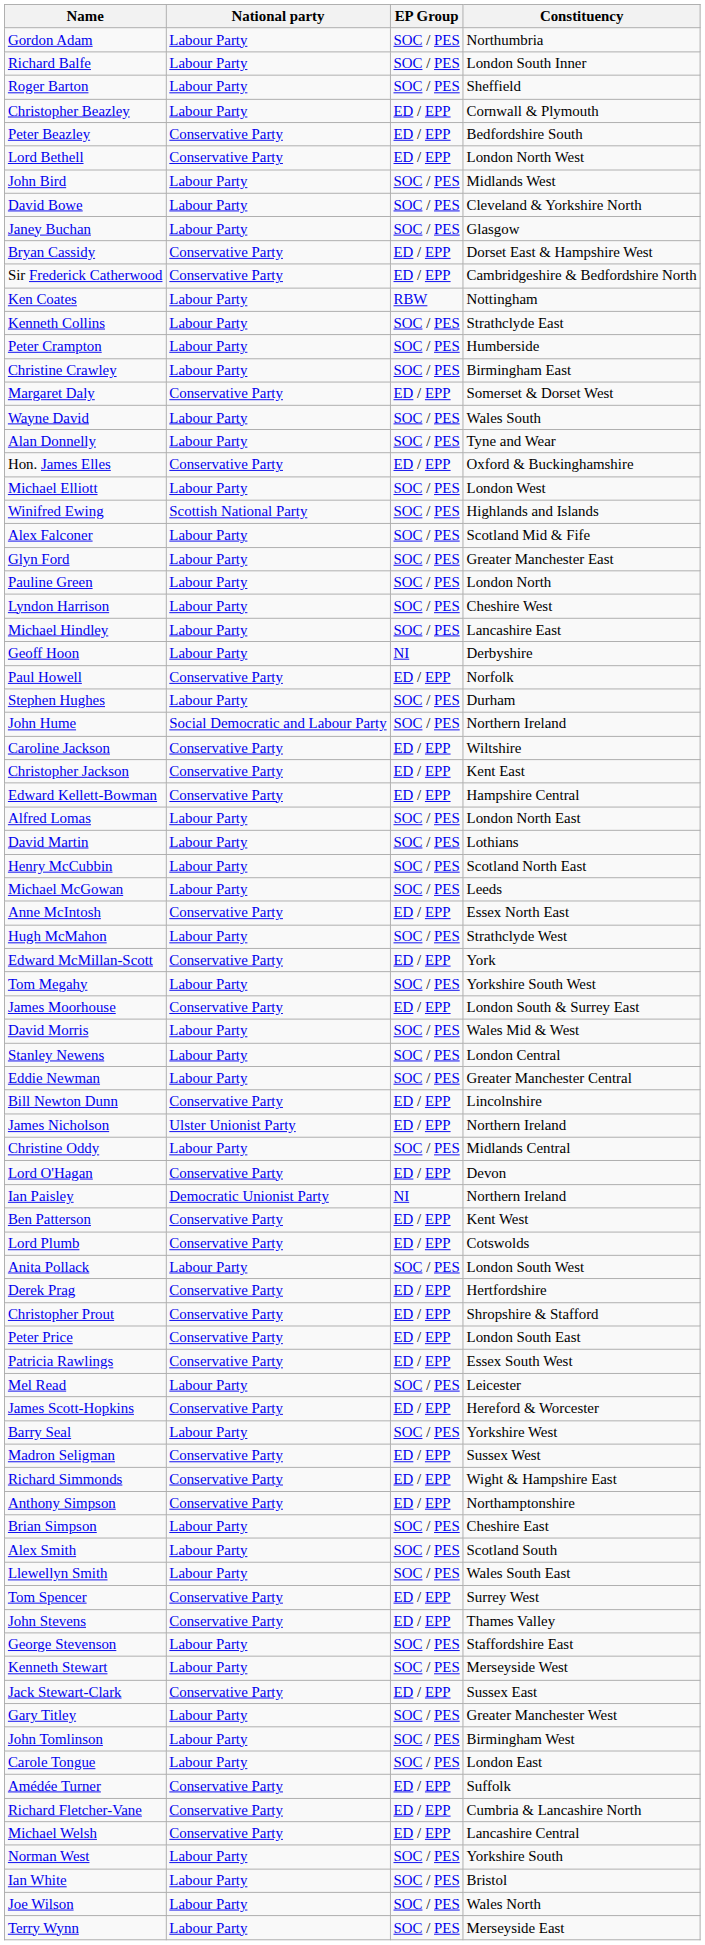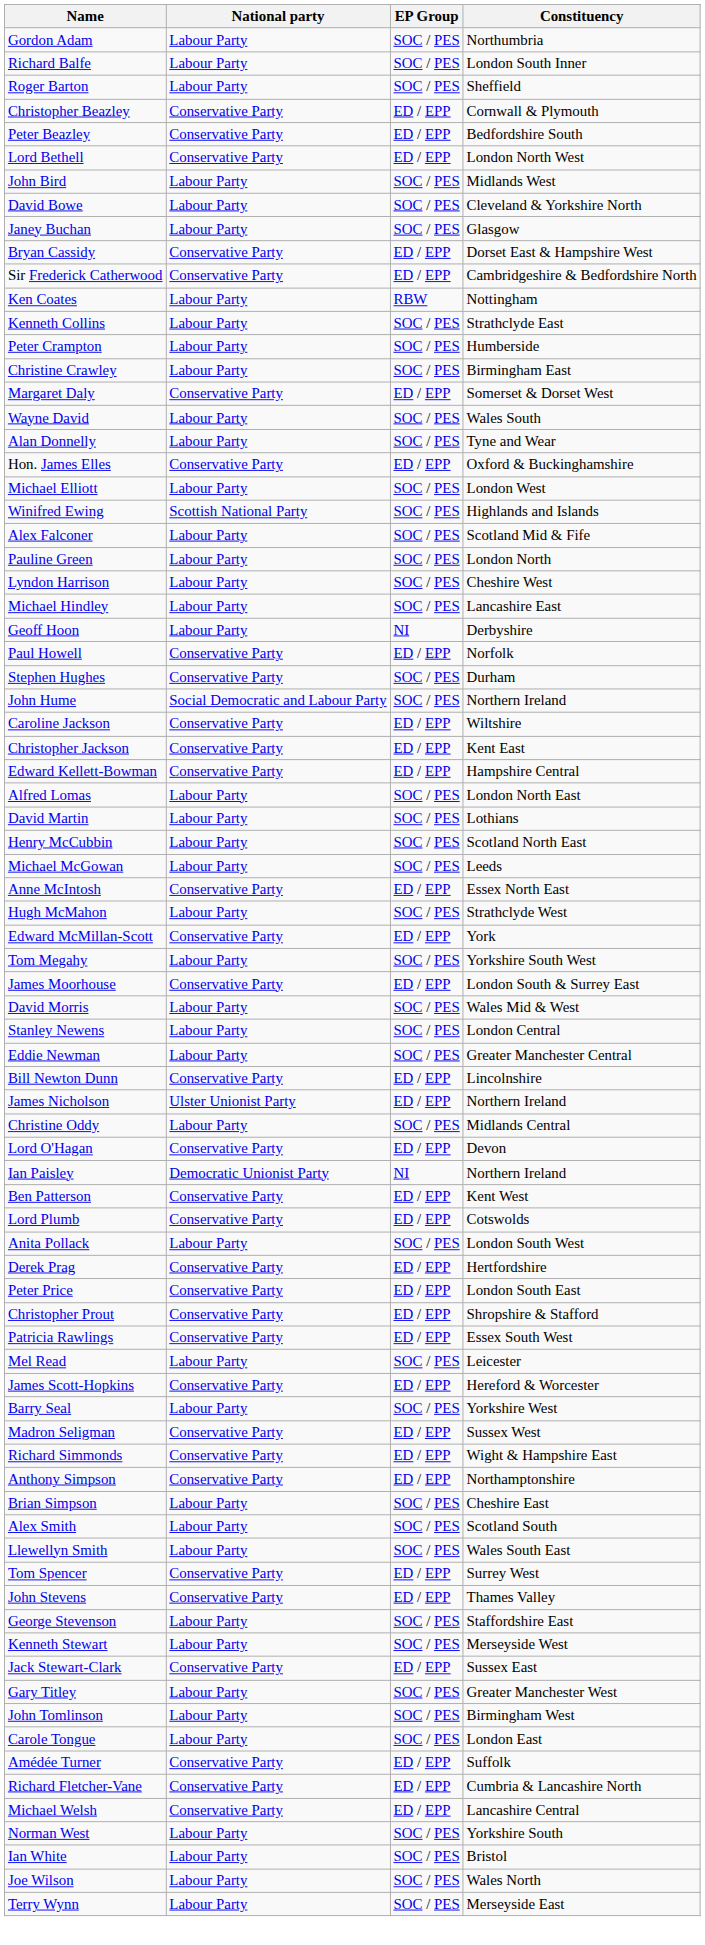(208, 110) Labour Party -> (226, 110) Conservative Party
- row: (39, 559)
(208, 700) Labour Party -> (226, 677) Conservative Party
rows swapped: (40, 1337) <-> (61, 1314)
